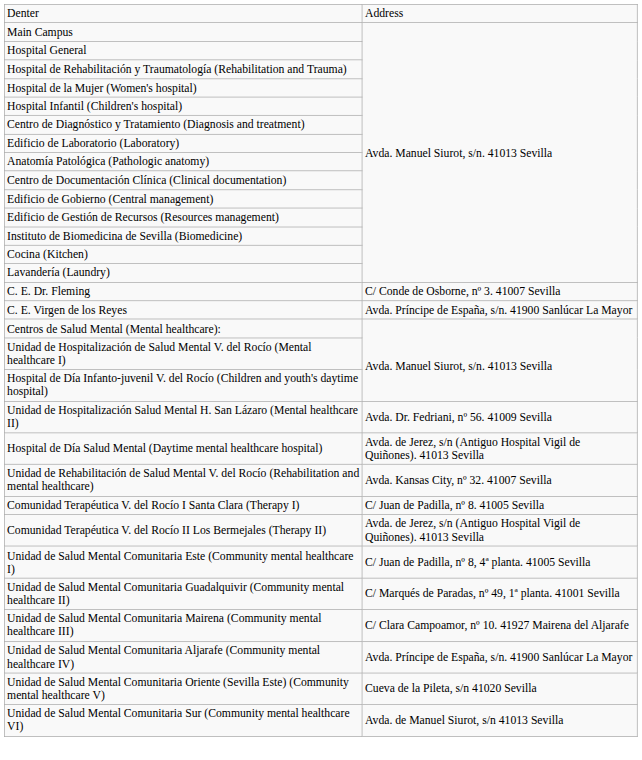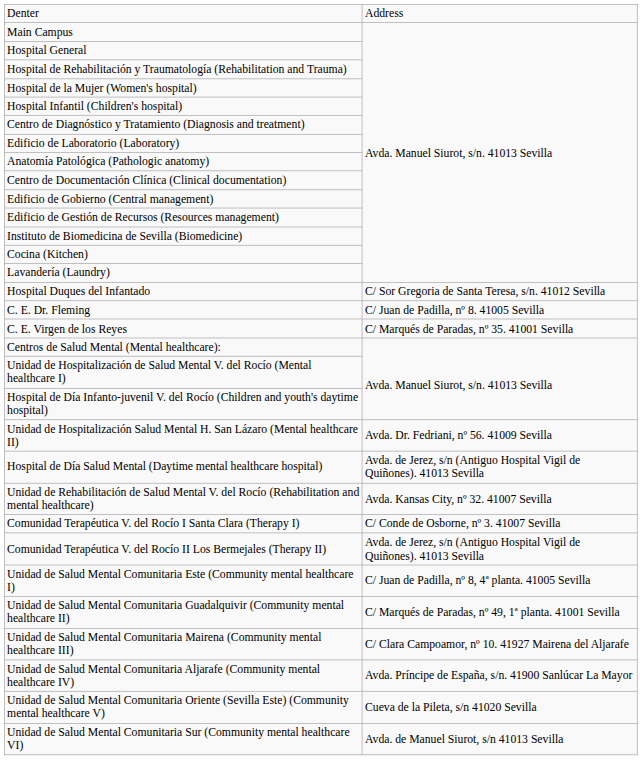+ row: (79, 291)
(463, 291) C/ Conde de Osborne, nº 3. 41007 Sevilla -> (455, 310) C/ Juan de Padilla, nº 8. 41005 Sevilla
(499, 310) Avda. Príncipe de España, s/n. 41900 Sanlúcar La Mayor -> (469, 328) C/ Marqués de Paradas, nº 35. 41001 Sevilla
(455, 505) C/ Juan de Padilla, nº 8. 41005 Sevilla -> (463, 524) C/ Conde de Osborne, nº 3. 41007 Sevilla
